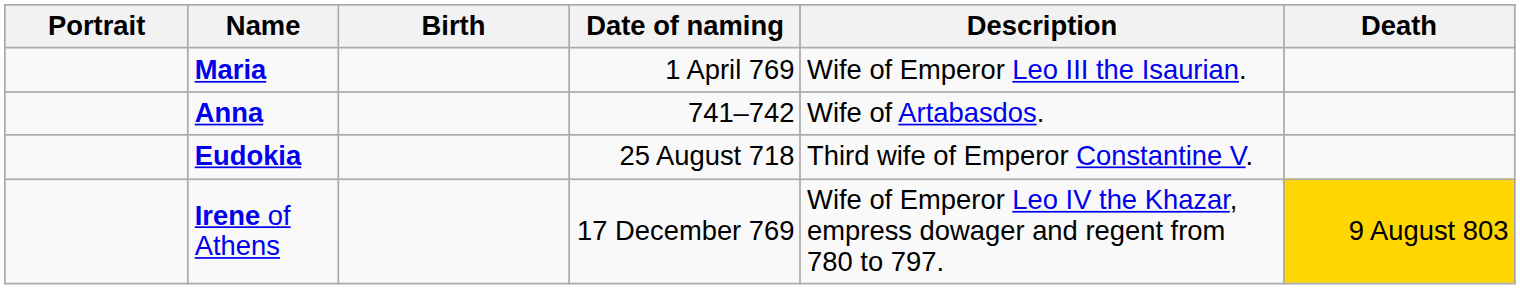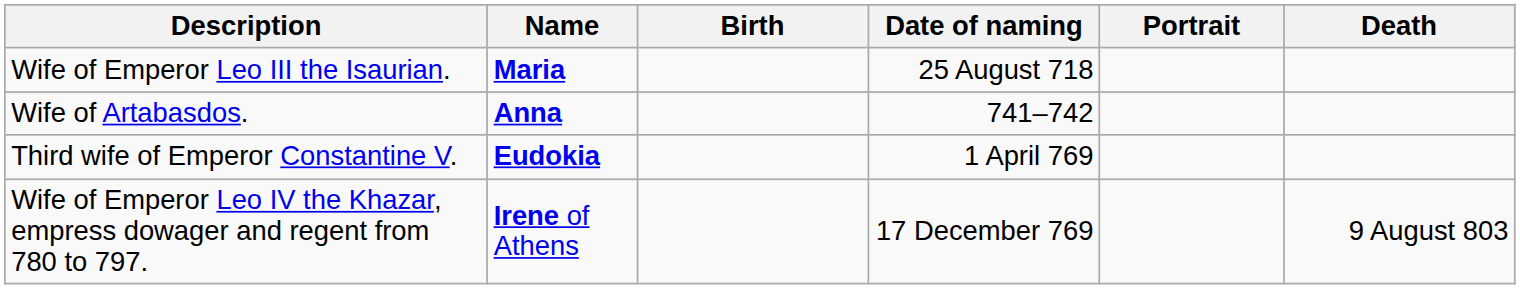columns swapped: (97, 26) <-> (1042, 26)
(730, 69) 1 April 769 -> (1006, 69) 25 August 718
(707, 156) 25 August 718 -> (1029, 156) 1 April 769
(1429, 230) gold background -> (1429, 230) no background
